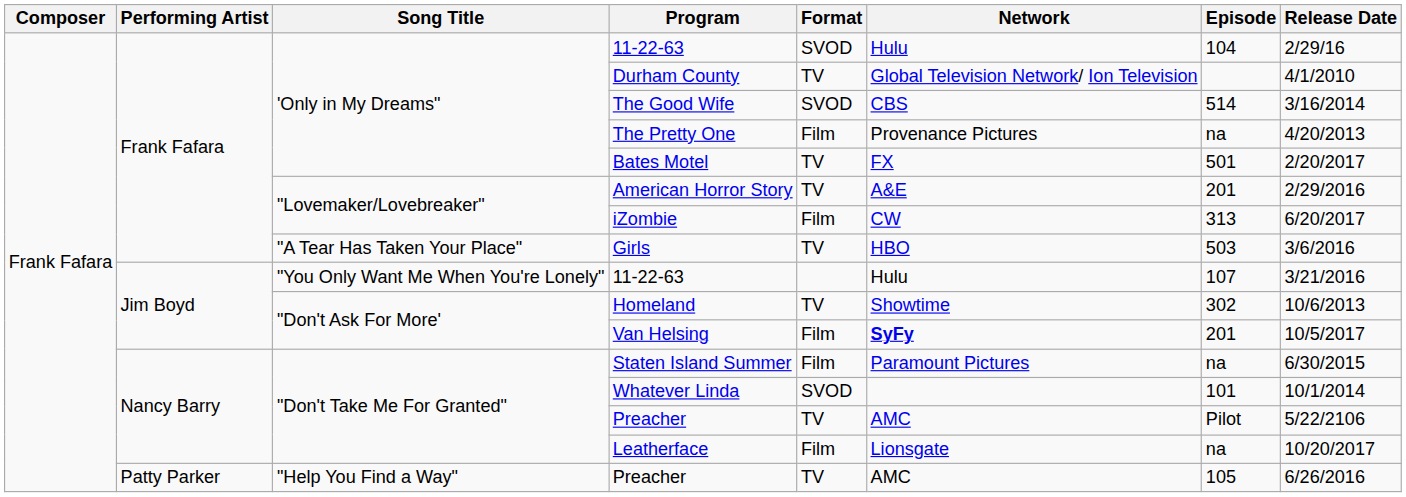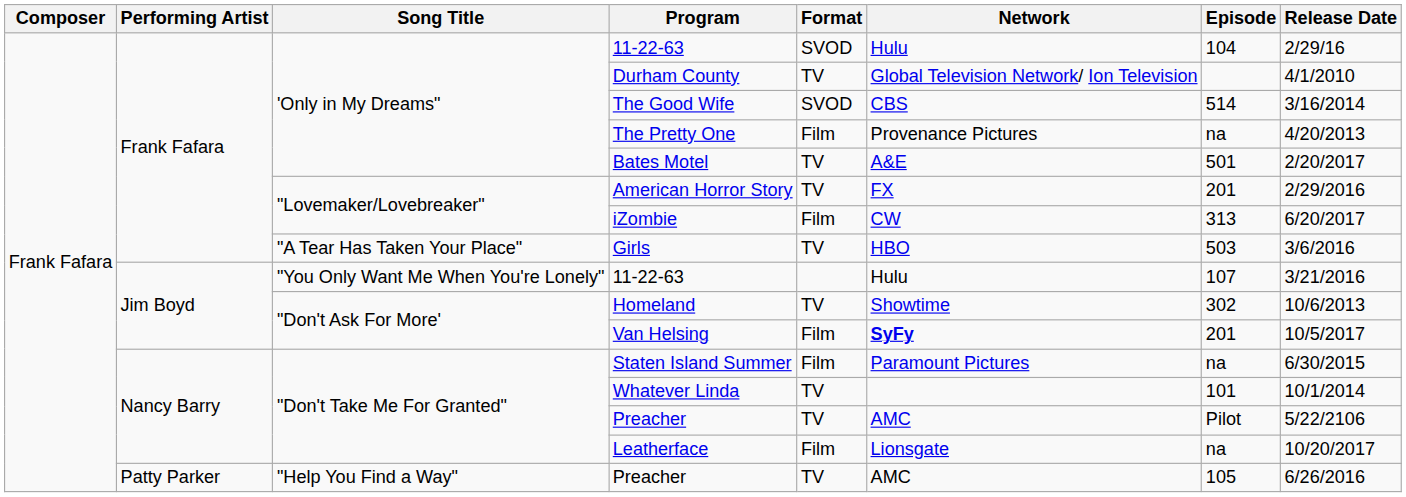(882, 162) FX -> (889, 162) A&E
(889, 190) A&E -> (882, 190) FX
(827, 391) SVOD -> (813, 391) TV
